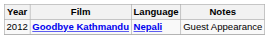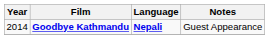(17, 27) 2012 -> (17, 27) 2014
